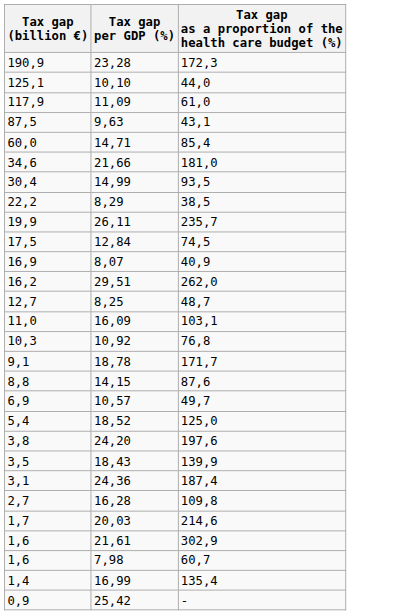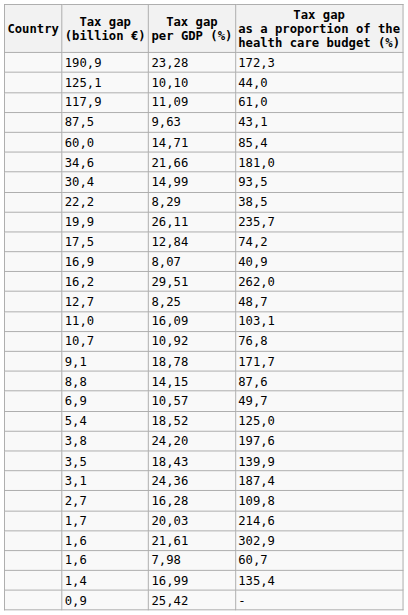+ column: (33, 29)
(196, 242) 74,5 -> (253, 242) 74,2
(22, 341) 10,3 -> (79, 341) 10,7
